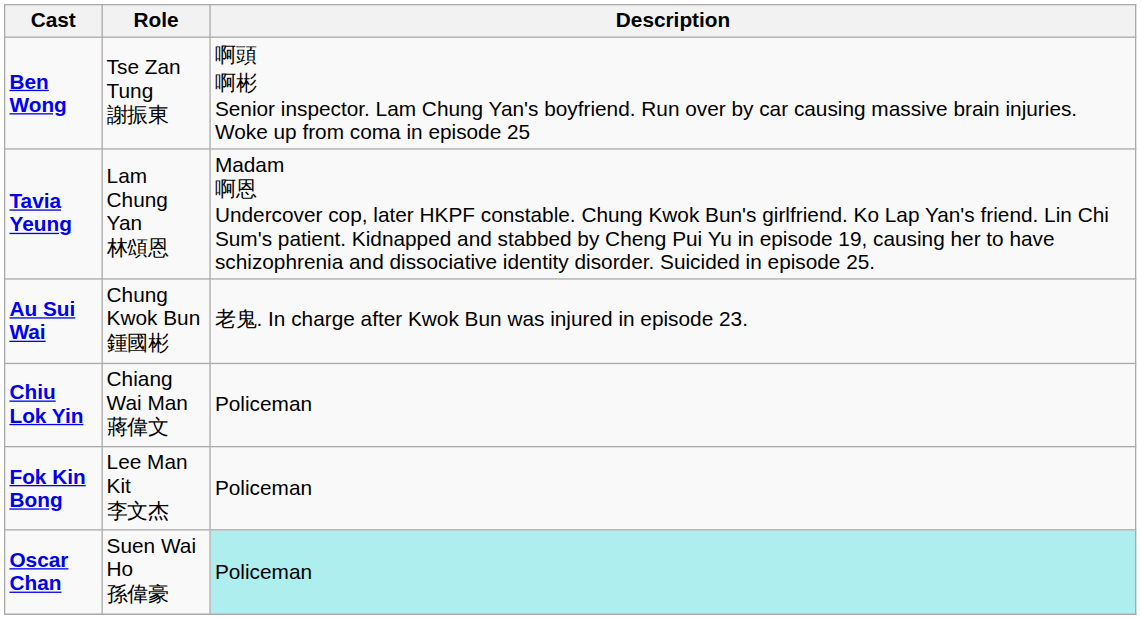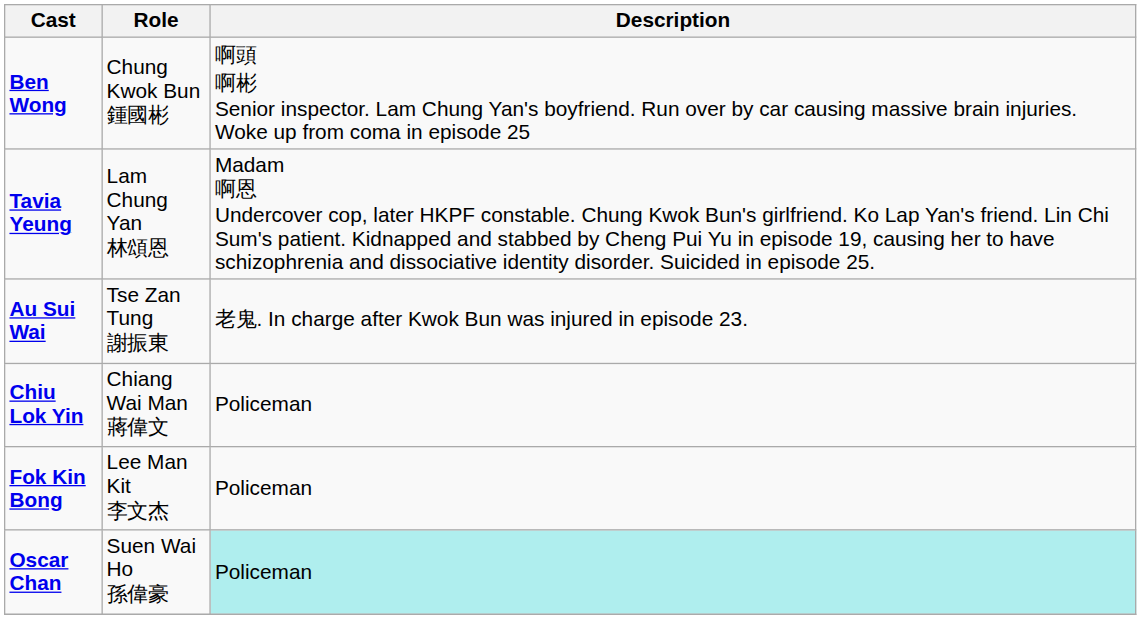(144, 91) Tse Zan Tung 謝振東 -> (153, 91) Chung Kwok Bun 鍾國彬
(153, 319) Chung Kwok Bun 鍾國彬 -> (144, 319) Tse Zan Tung 謝振東
